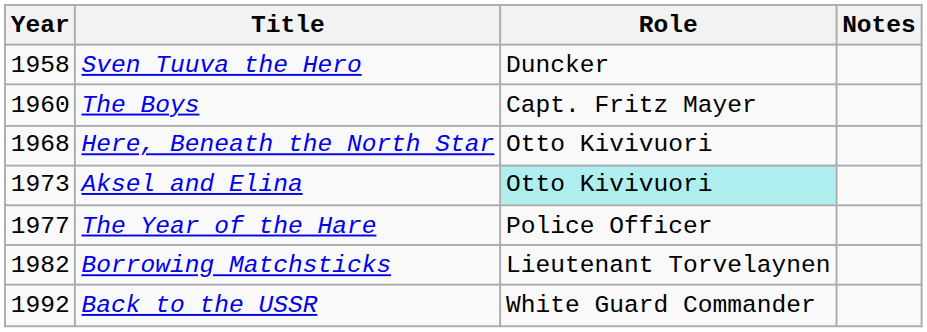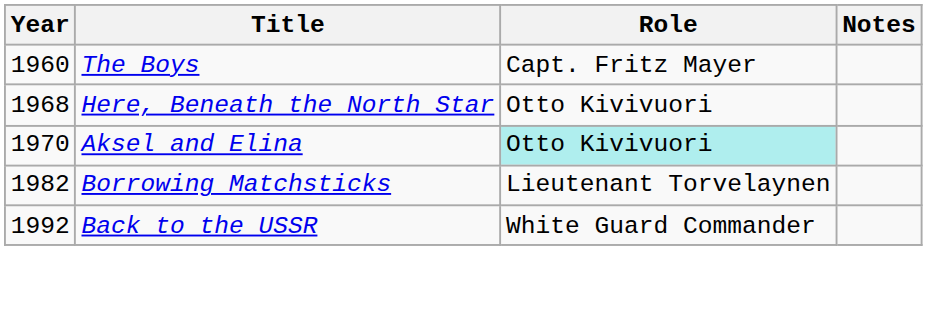- row: (222, 65)
(40, 185) 1973 -> (40, 145) 1970
- row: (229, 225)
